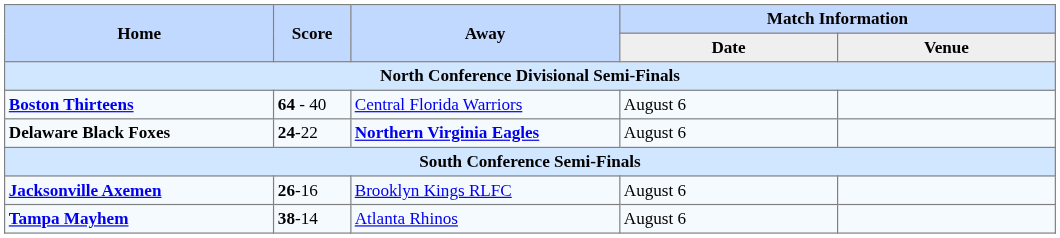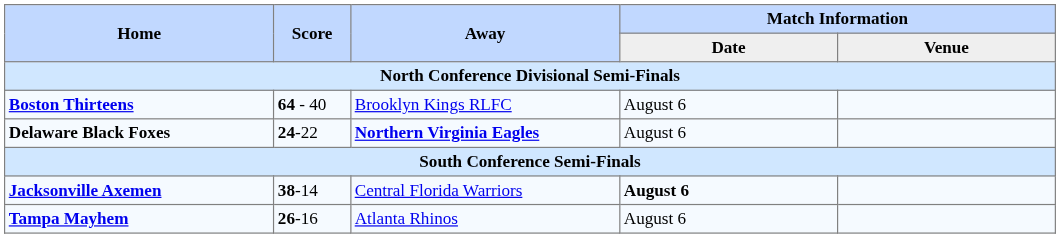(439, 104) Central Florida Warriors -> (433, 104) Brooklyn Kings RLFC
(298, 190) 26-16 -> (298, 190) 38-14
(433, 190) Brooklyn Kings RLFC -> (439, 190) Central Florida Warriors
(655, 190) normal -> (656, 190) bold
(298, 218) 38-14 -> (298, 218) 26-16
